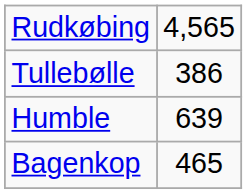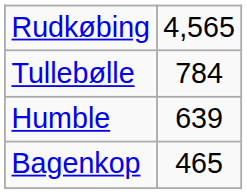(199, 73) 386 -> (199, 73) 784
